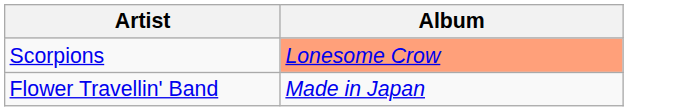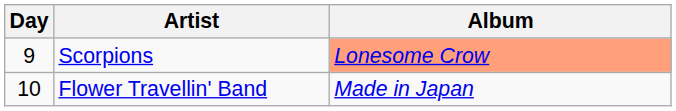+ column: (29, 21)
